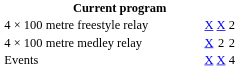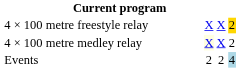(232, 25) no background -> (232, 25) gold background
(209, 42) no background -> (209, 42) lightyellow background
(221, 42) 2 -> (221, 42) X
(209, 59) X -> (209, 59) 2
(221, 59) X -> (221, 59) 2
(232, 59) no background -> (232, 59) lightblue background
